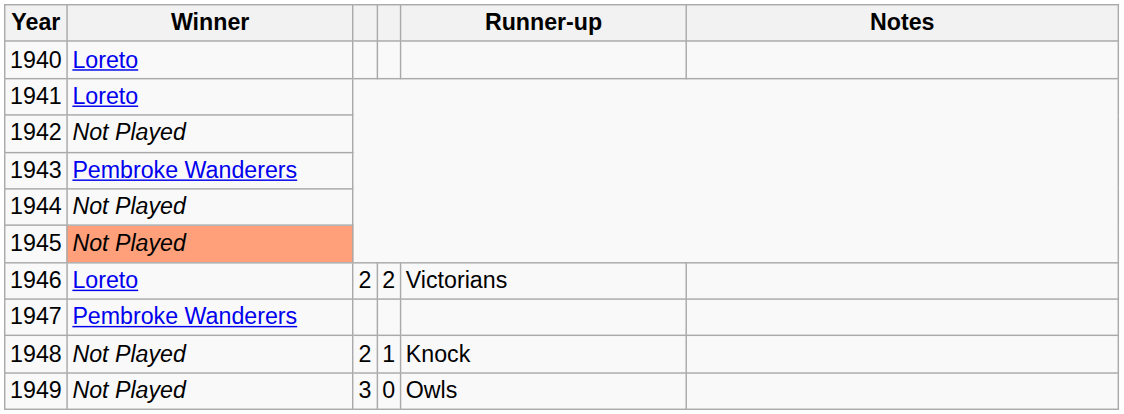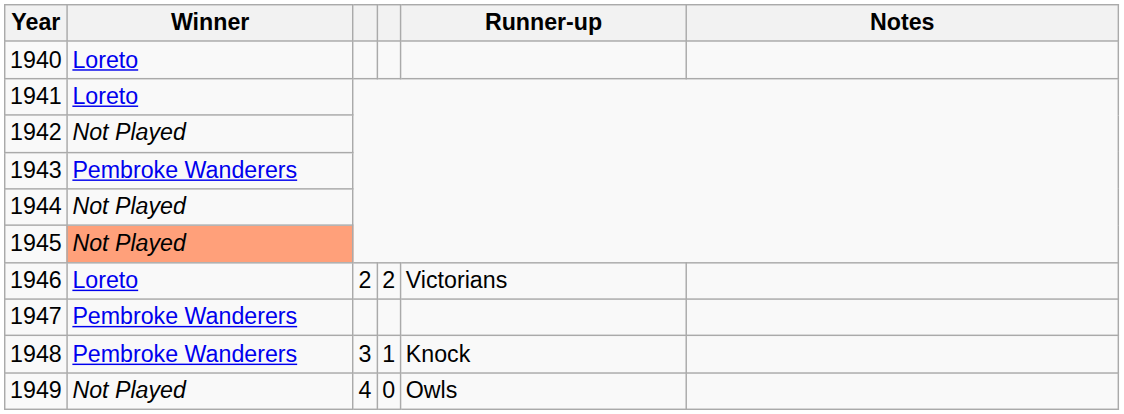(129, 354) Not Played -> (185, 354) Pembroke Wanderers
(365, 354) 2 -> (365, 354) 3
(365, 390) 3 -> (365, 390) 4
